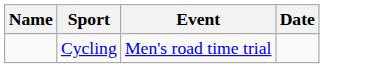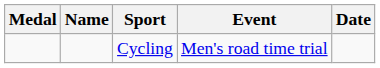+ column: (33, 19)
